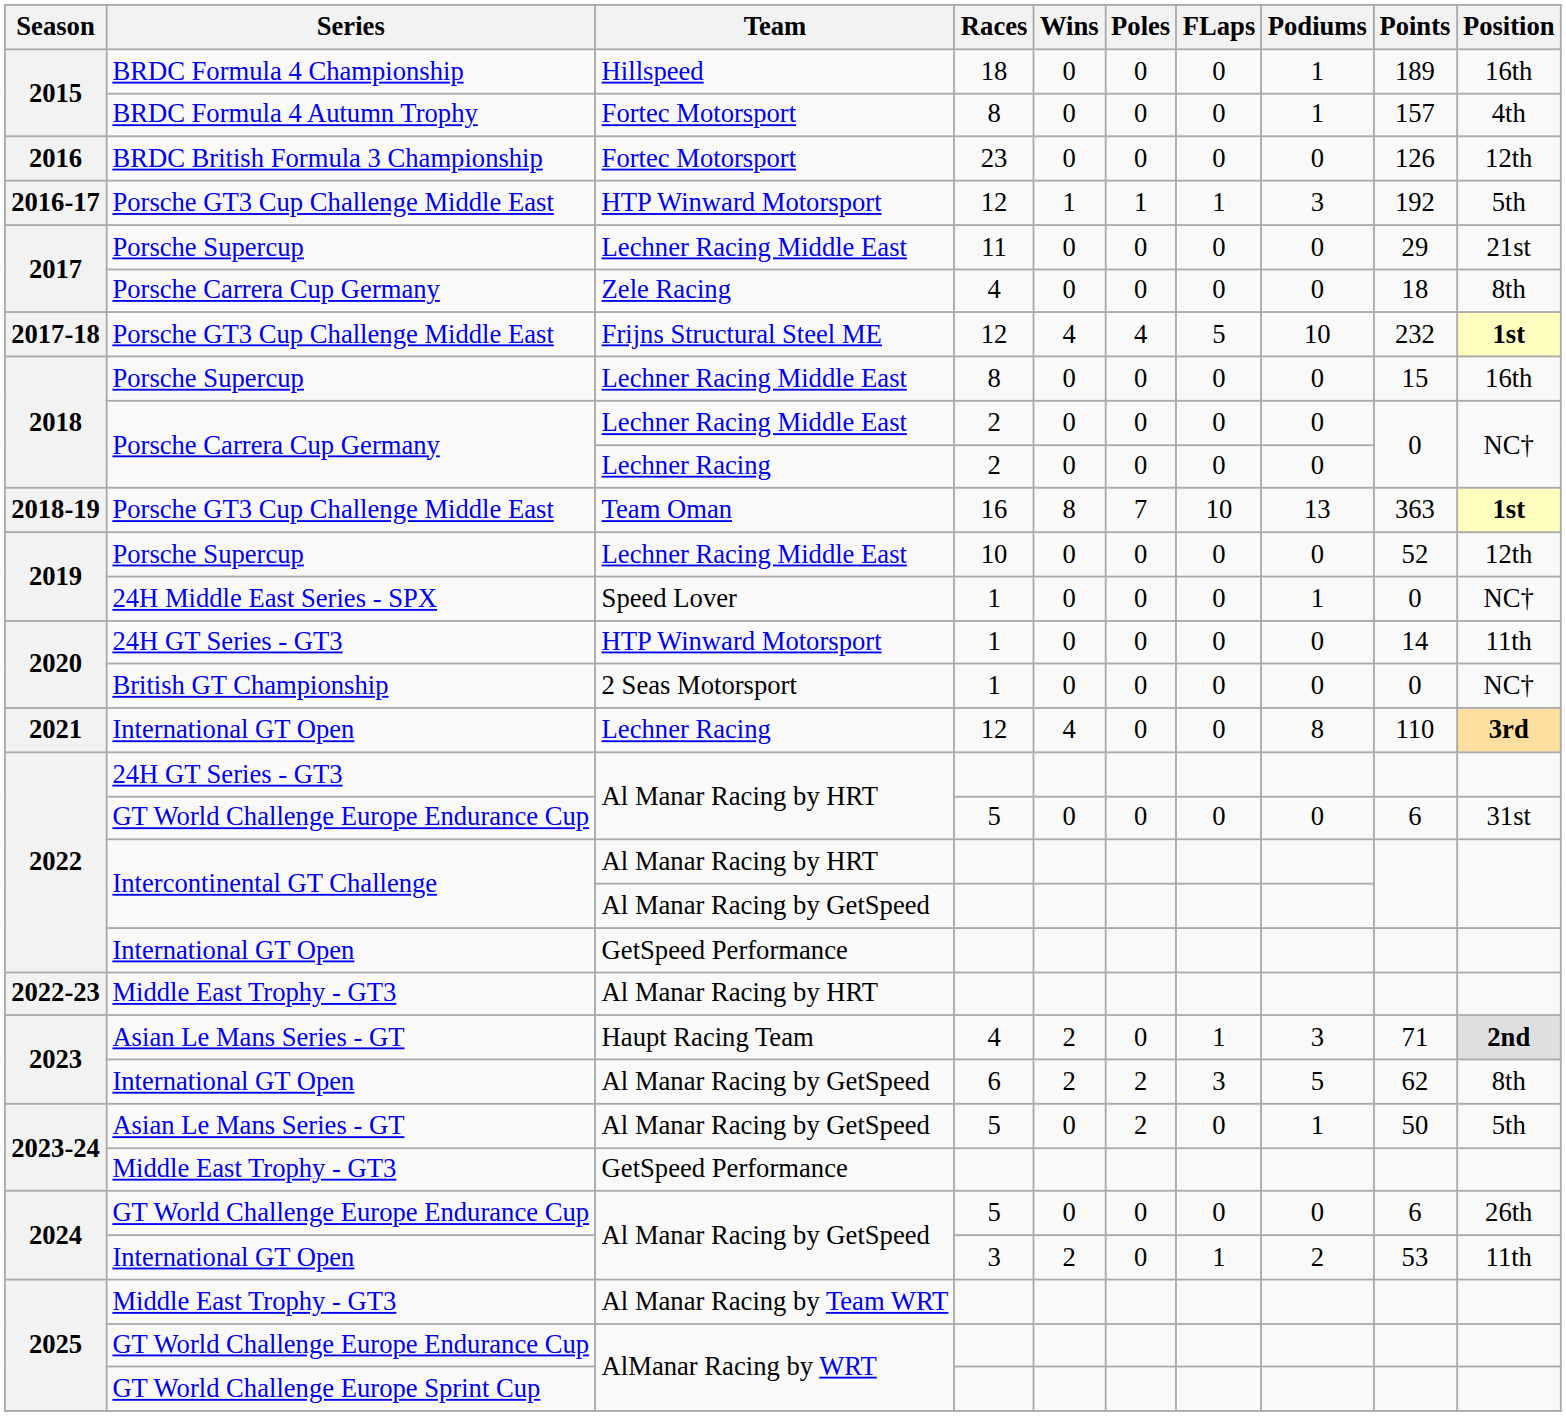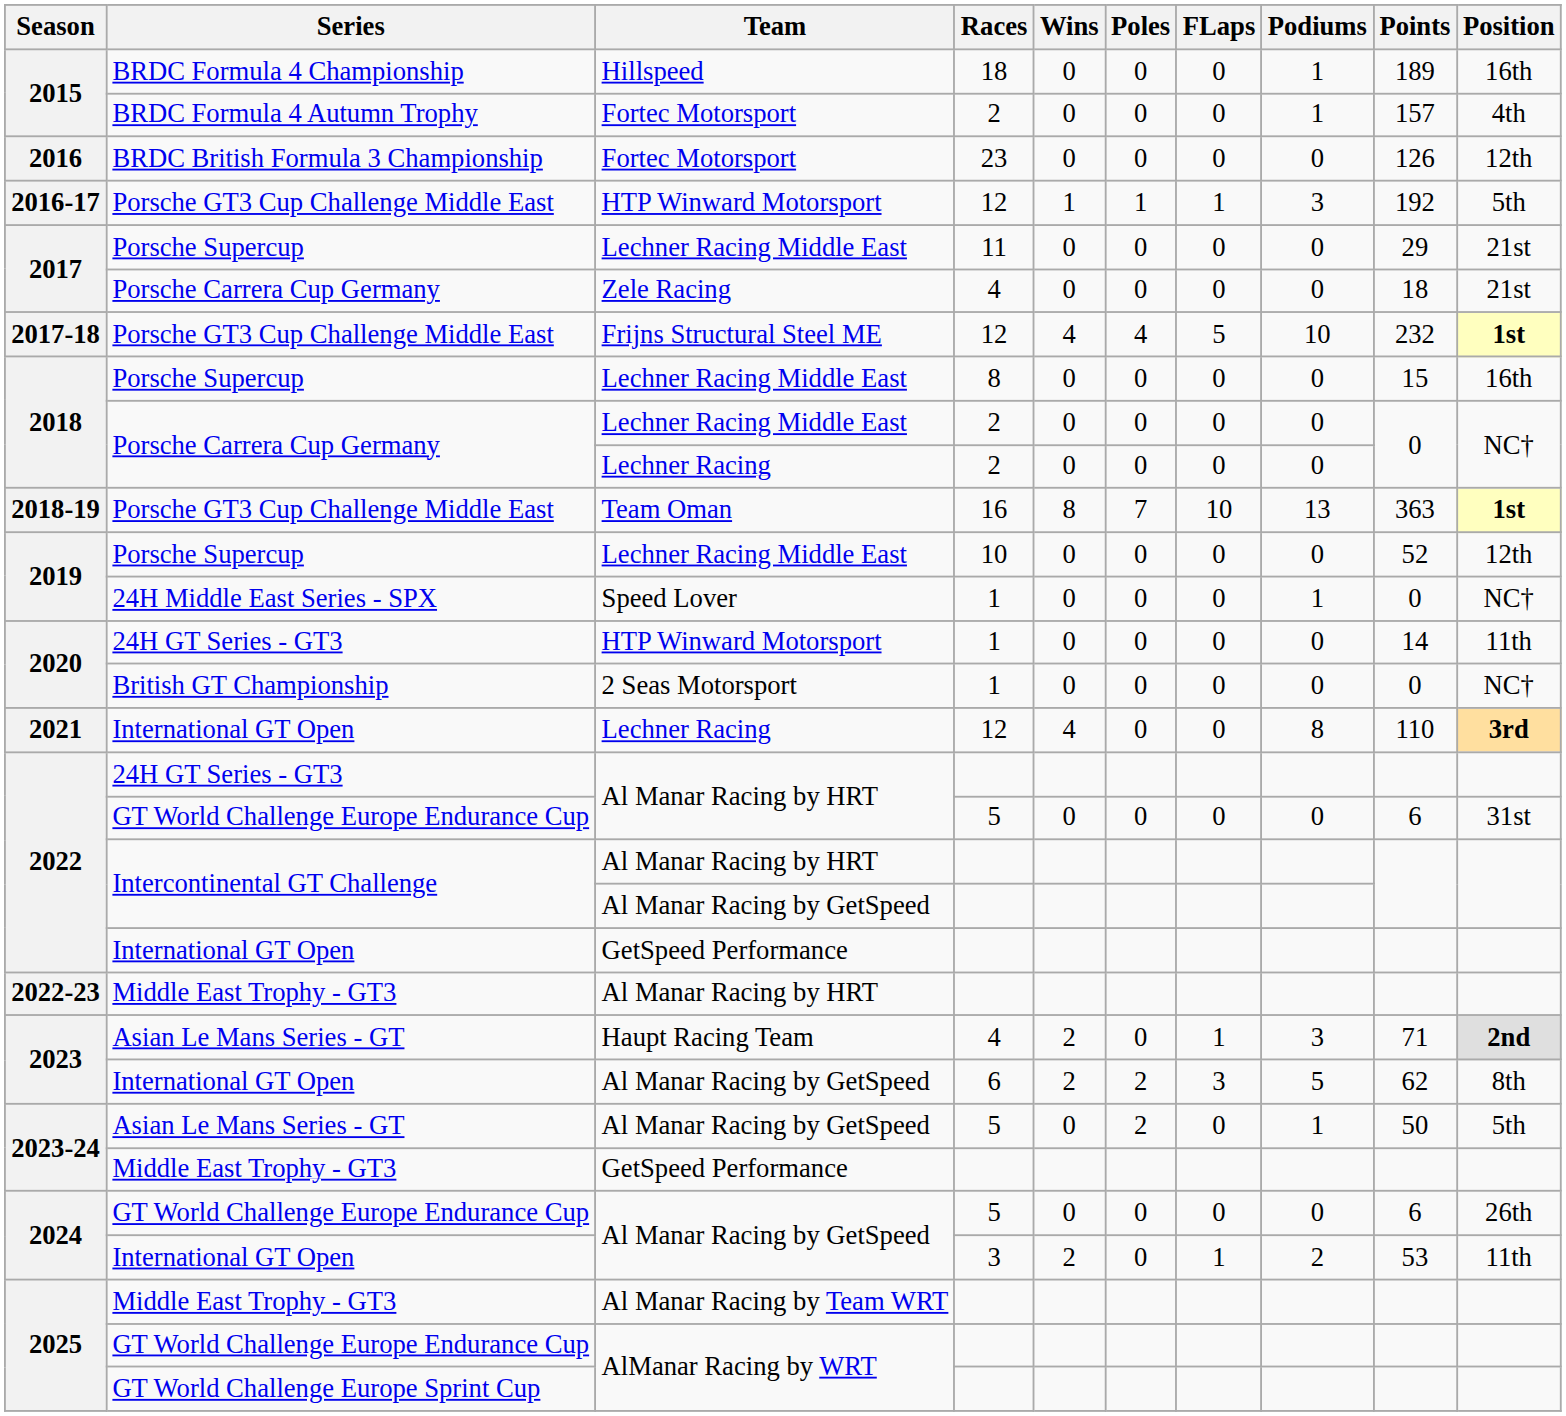(994, 114) 8 -> (994, 114) 2
(1509, 290) 8th -> (1509, 290) 21st
